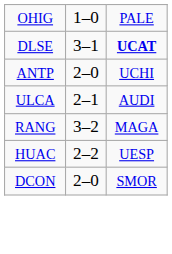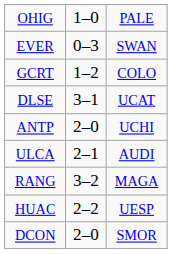+ row: (35, 46)
+ row: (35, 73)
(137, 45) bold -> (137, 100) normal
